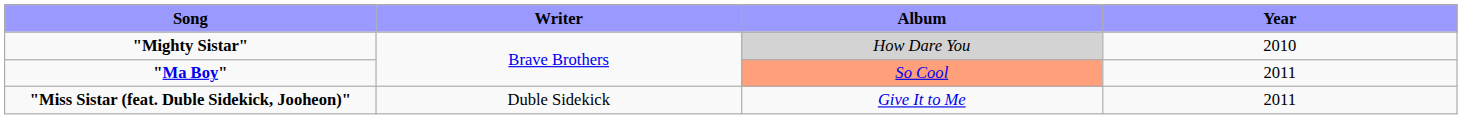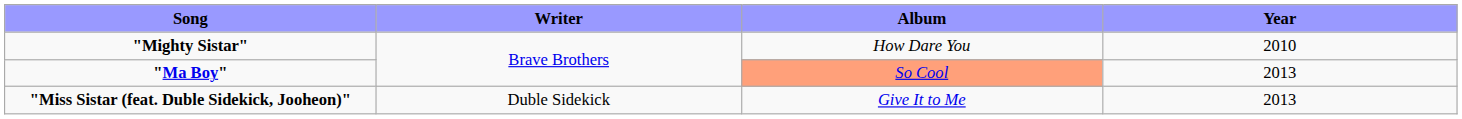(922, 45) lightgrey background -> (922, 45) no background
(1280, 72) 2011 -> (1280, 72) 2013
(1280, 100) 2011 -> (1280, 100) 2013
